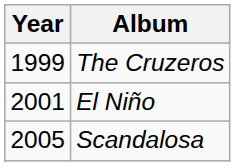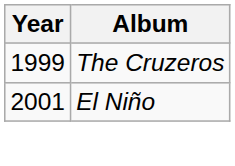- row: (140, 140)
